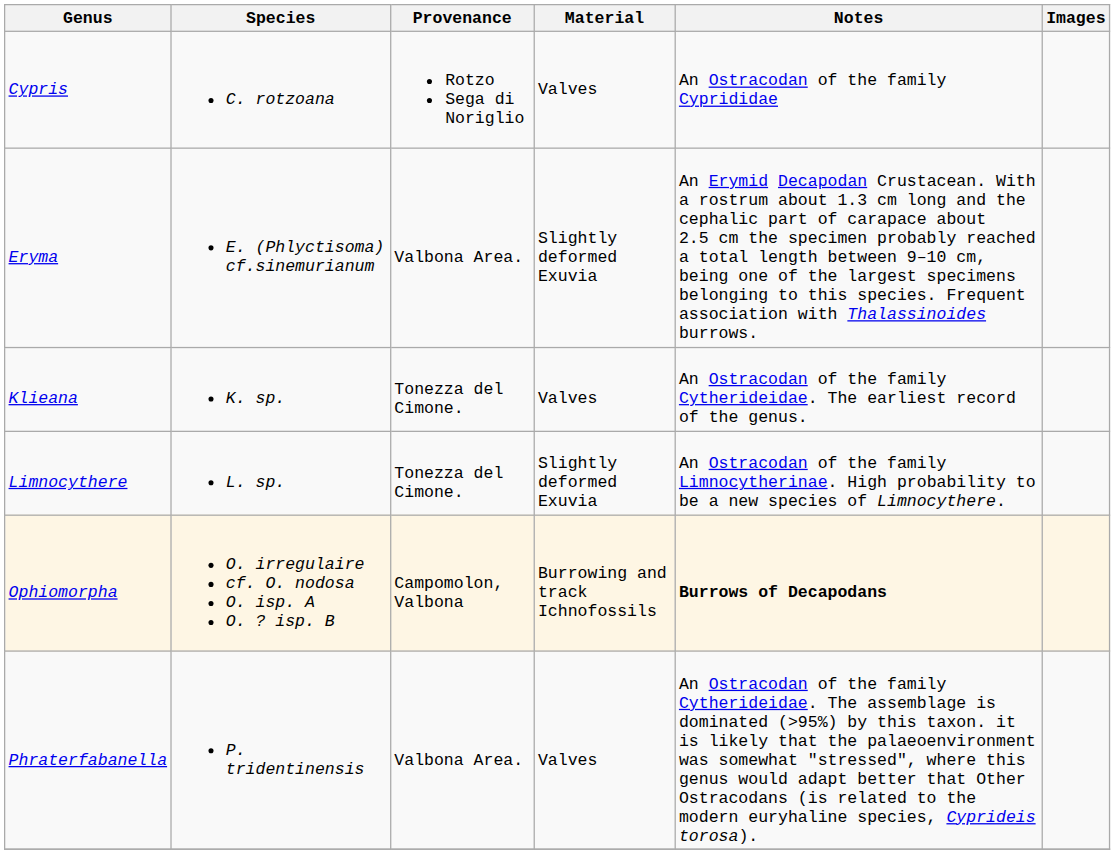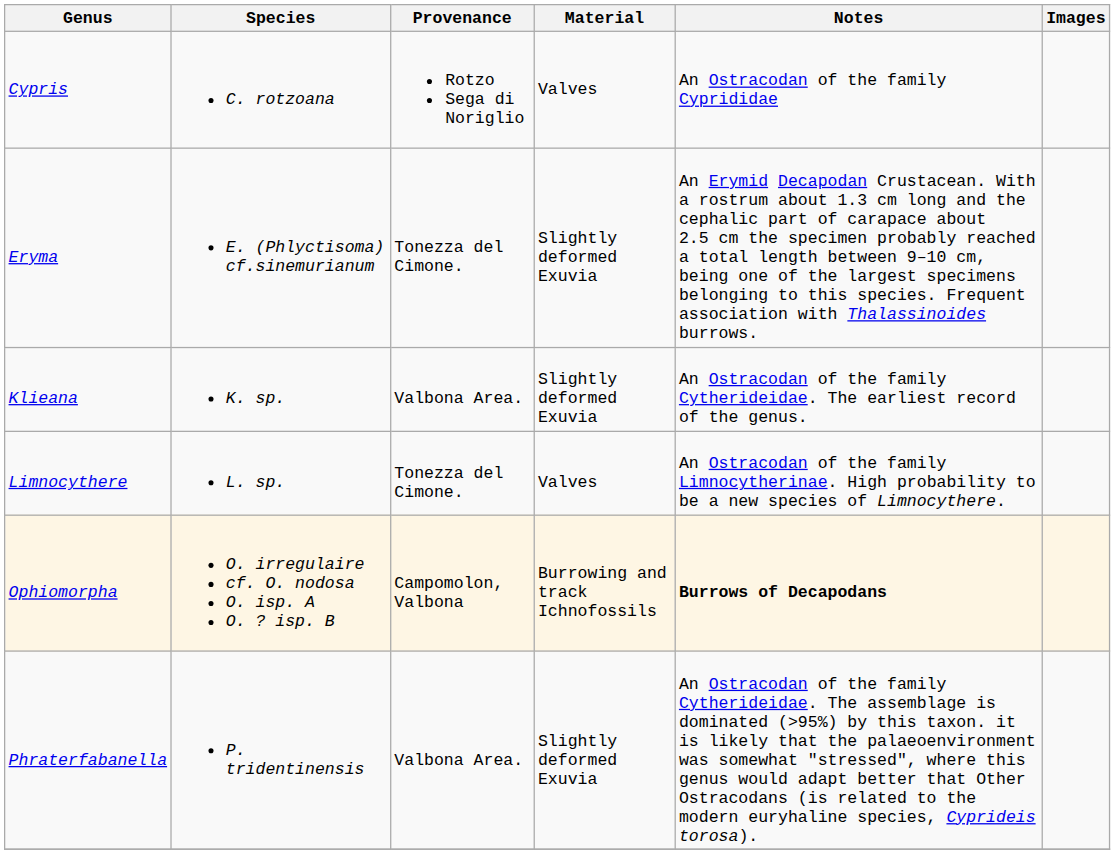(459, 257) Valbona Area. -> (449, 257) Tonezza del Cimone.
(449, 399) Tonezza del Cimone. -> (459, 399) Valbona Area.
(568, 399) Valves -> (578, 399) Slightly deformed Exuvia
(578, 483) Slightly deformed Exuvia -> (568, 483) Valves
(568, 760) Valves -> (578, 760) Slightly deformed Exuvia
